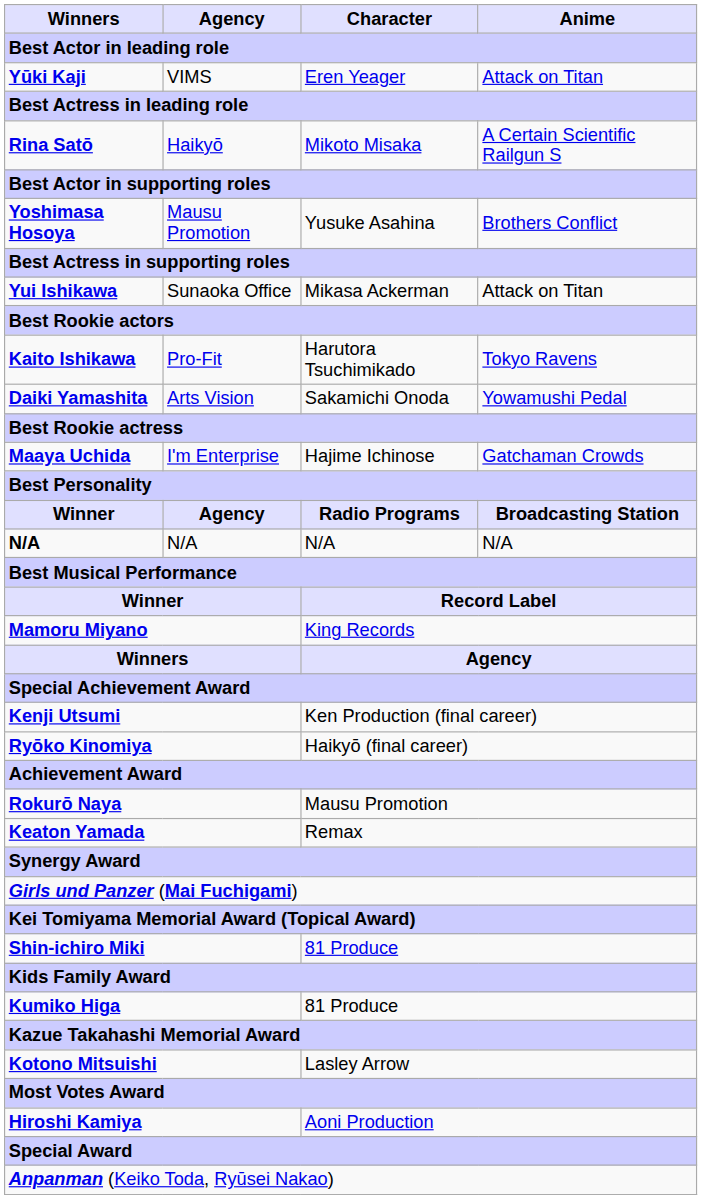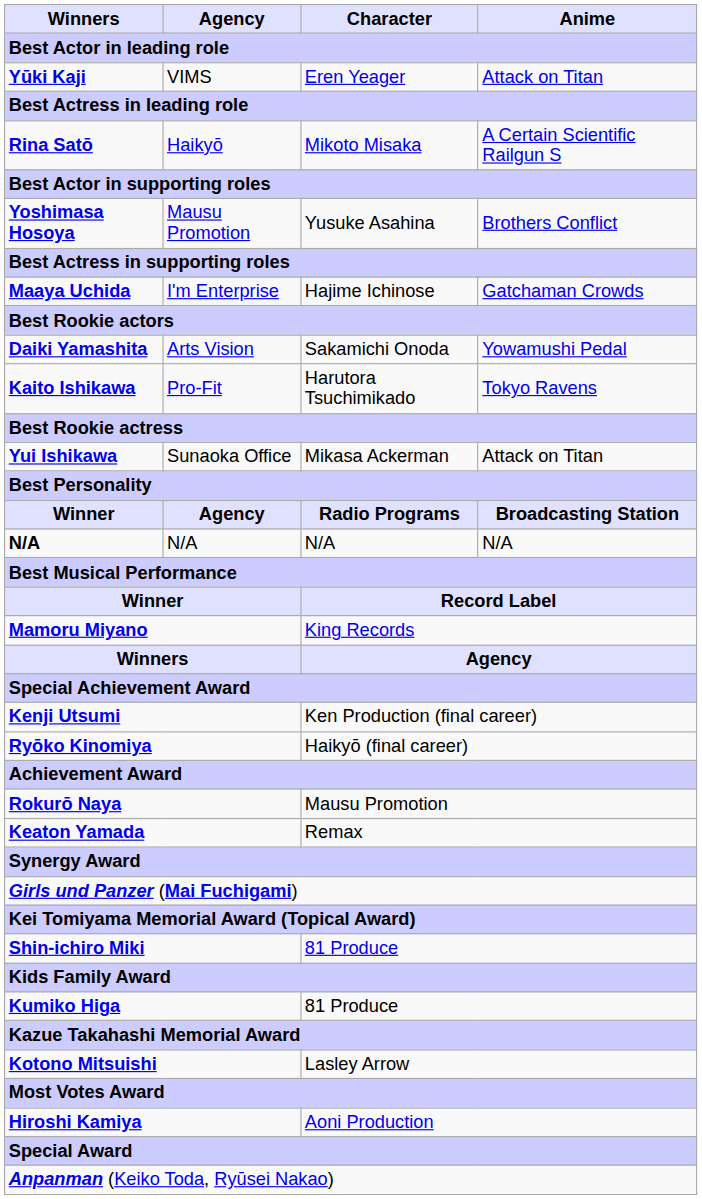rows swapped: (63, 291) <-> (70, 456)
rows swapped: (72, 359) <-> (78, 398)
